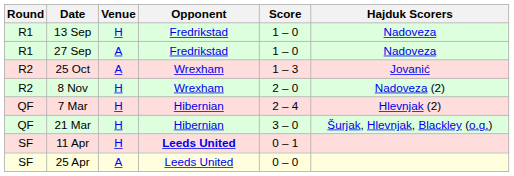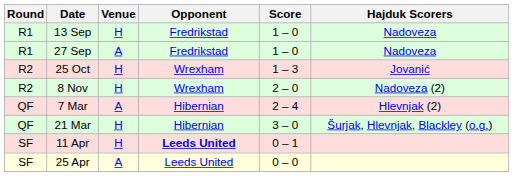(118, 69) A -> (118, 69) H
(118, 106) H -> (118, 106) A
